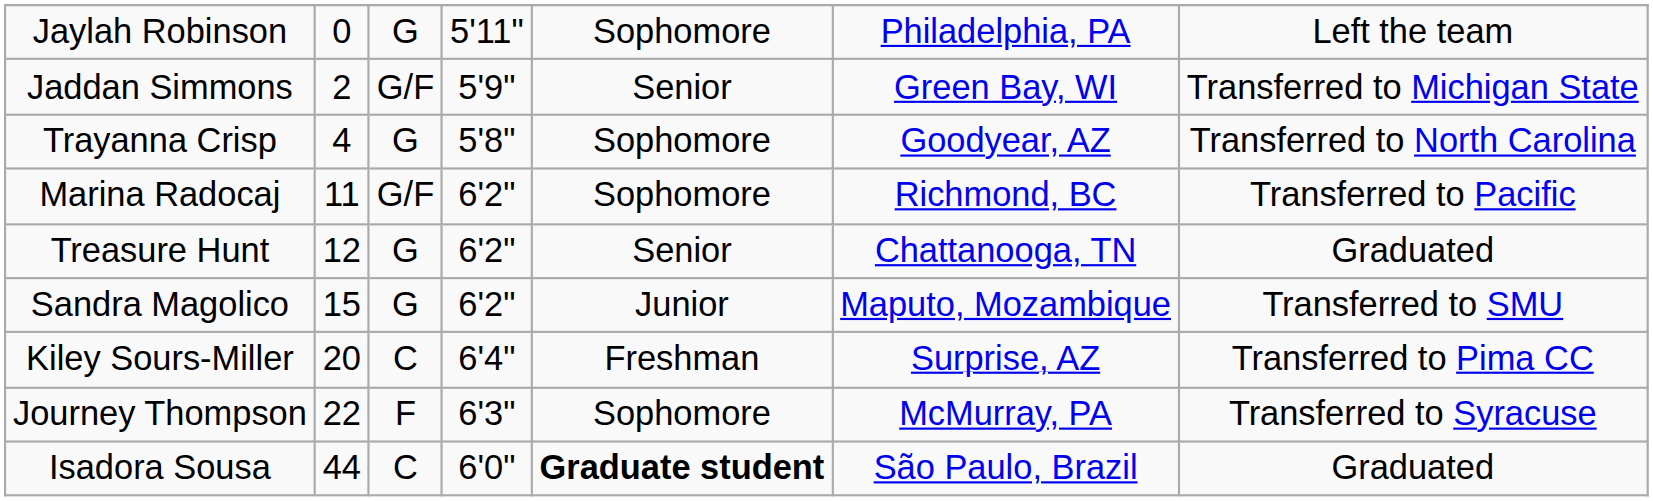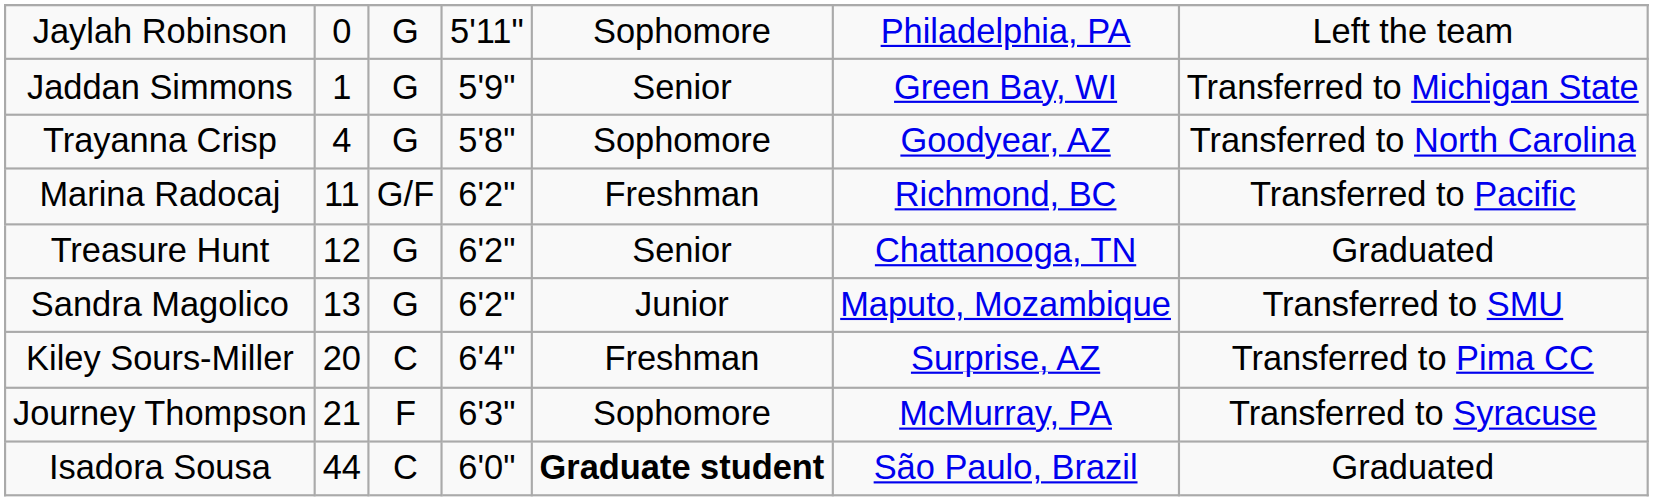(342, 86) 2 -> (342, 86) 1
(405, 86) G/F -> (405, 86) G
(682, 195) Sophomore -> (682, 195) Freshman
(342, 304) 15 -> (342, 304) 13
(342, 413) 22 -> (342, 413) 21
